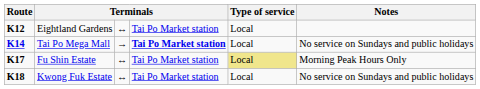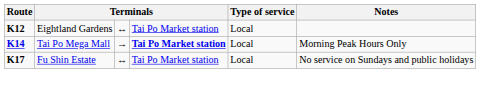(386, 44) No service on Sundays and public holidays -> (353, 44) Morning Peak Hours Only
(242, 60) khaki background -> (242, 60) no background
(353, 60) Morning Peak Hours Only -> (386, 60) No service on Sundays and public holidays
- row: (75, 76)
